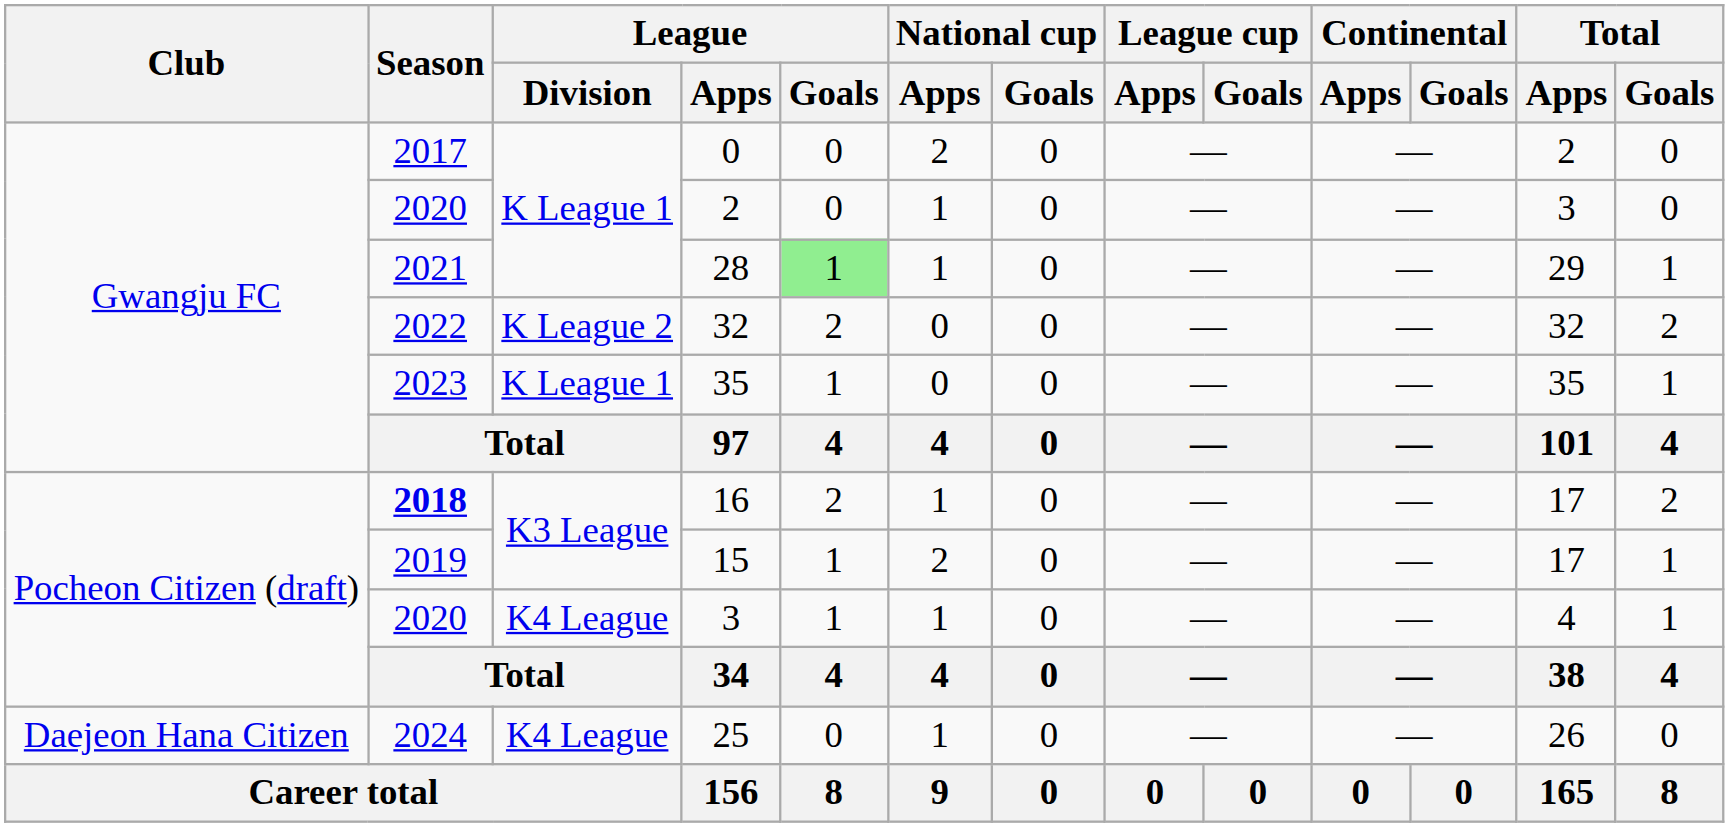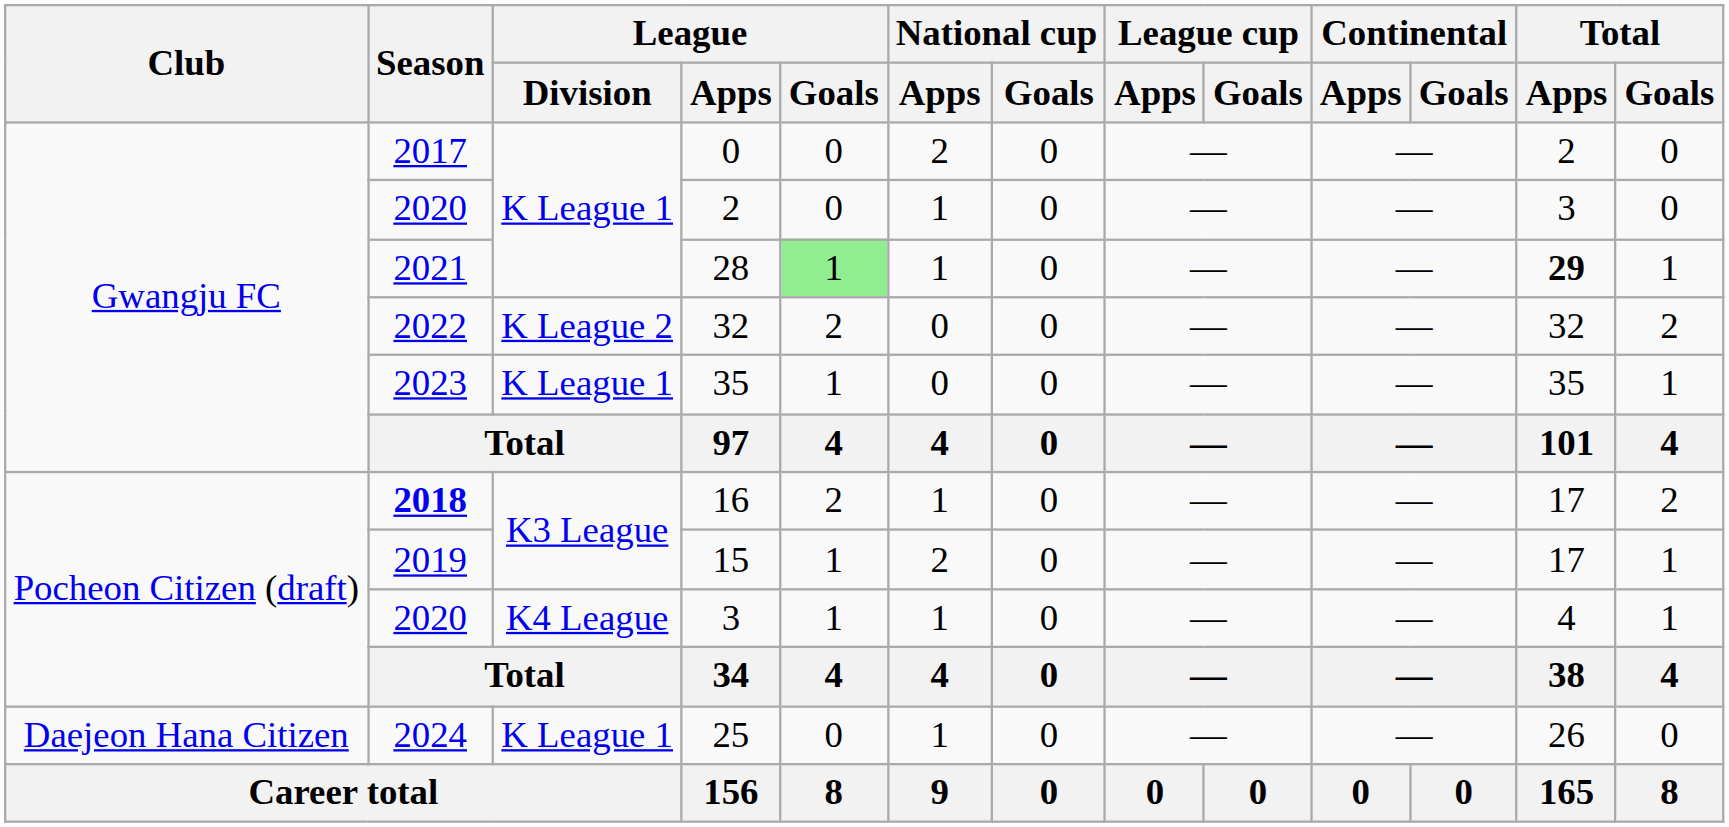(1566, 267) normal -> (1566, 267) bold
(587, 734) K4 League -> (587, 734) K League 1
